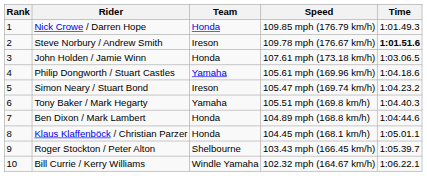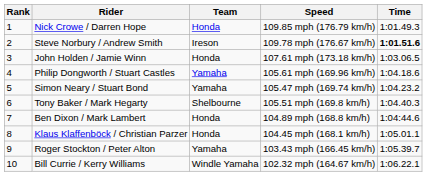(205, 88) Ireson -> (209, 88) Yamaha
(209, 103) Yamaha -> (216, 103) Shelbourne
(216, 149) Shelbourne -> (209, 149) Yamaha
